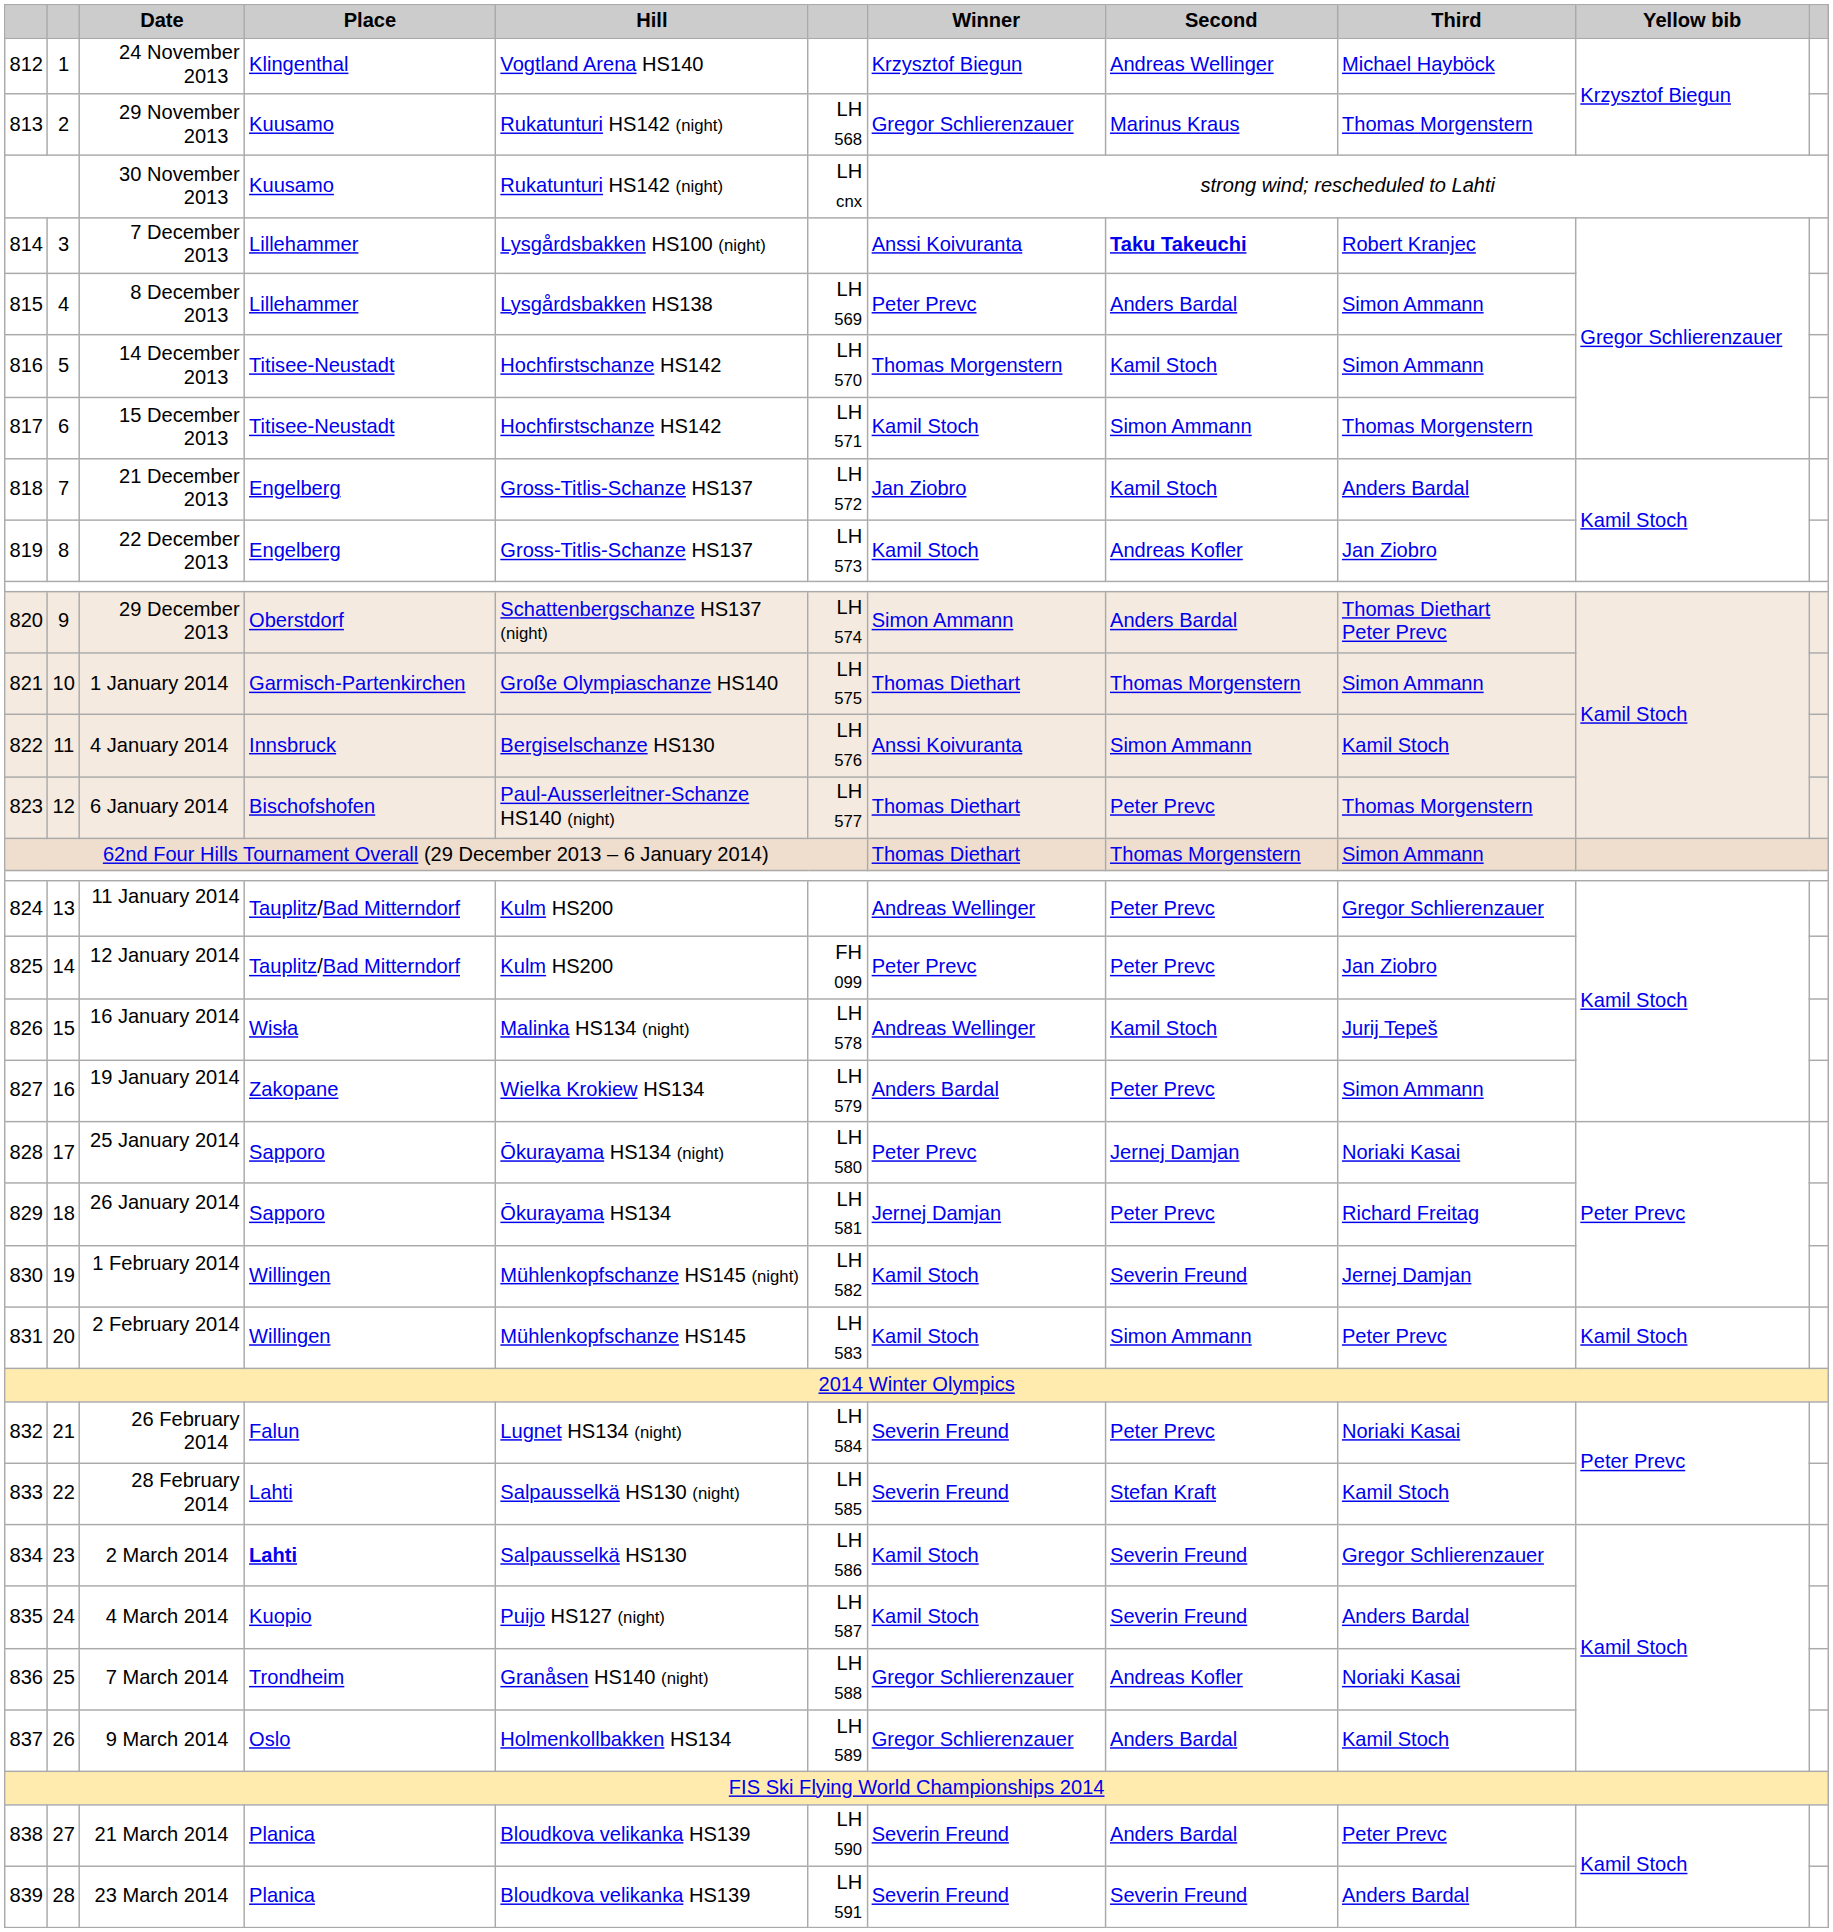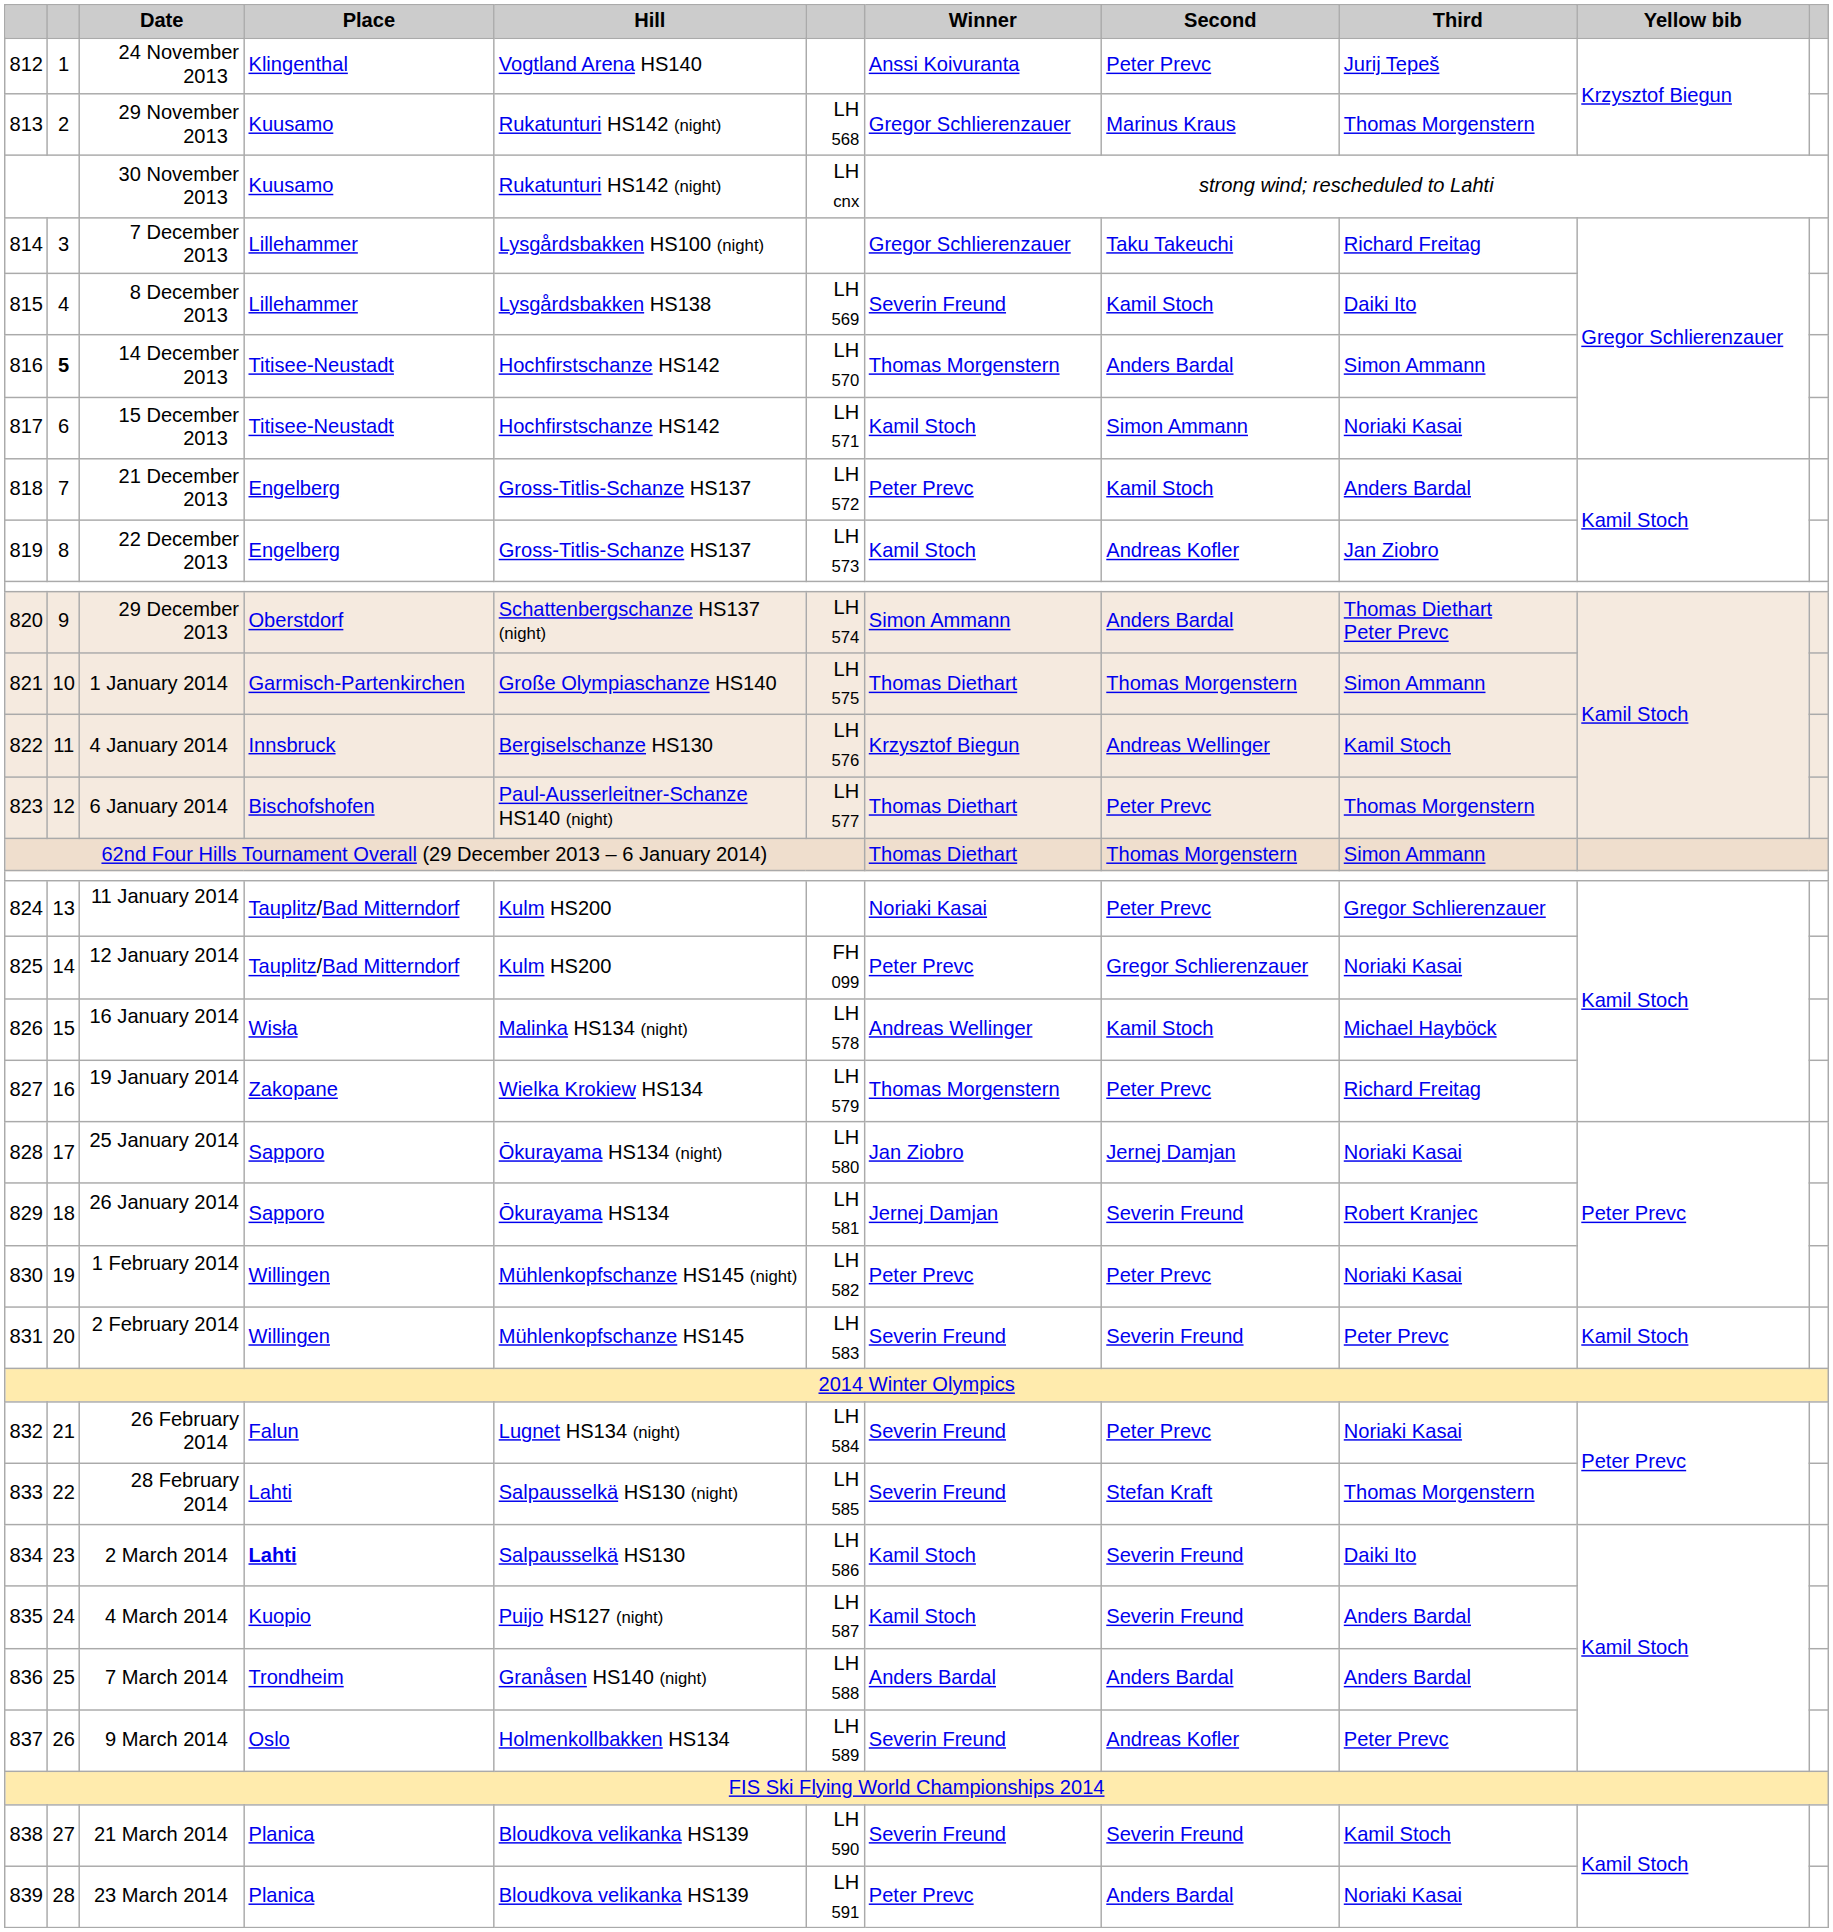(947, 65) Krzysztof Biegun -> (944, 65) Anssi Koivuranta
(1192, 65) Andreas Wellinger -> (1159, 65) Peter Prevc
(1418, 65) Michael Hayböck -> (1392, 65) Jurij Tepeš
(947, 244) Anssi Koivuranta -> (970, 244) Gregor Schlierenzauer
(1178, 244) bold -> (1170, 244) normal
(1409, 244) Robert Kranjec -> (1412, 244) Richard Freitag
(924, 303) Peter Prevc -> (937, 303) Severin Freund
(1174, 303) Anders Bardal -> (1160, 303) Kamil Stoch
(1413, 303) Simon Ammann -> (1380, 303) Daiki Ito
(64, 365) normal -> (64, 365) bold
(1164, 365) Kamil Stoch -> (1170, 365) Anders Bardal
(1437, 427) Thomas Morgenstern -> (1403, 427) Noriaki Kasai
(919, 488) Jan Ziobro -> (921, 488) Peter Prevc
(947, 745) Anssi Koivuranta -> (944, 745) Krzysztof Biegun
(1181, 745) Simon Ammann -> (1188, 745) Andreas Wellinger
(953, 907) Andreas Wellinger -> (928, 907) Noriaki Kasai
(1162, 966) Peter Prevc -> (1207, 966) Gregor Schlierenzauer
(1389, 966) Jan Ziobro -> (1403, 966) Noriaki Kasai
(1390, 1028) Jurij Tepeš -> (1420, 1028) Michael Hayböck
(935, 1090) Anders Bardal -> (964, 1090) Thomas Morgenstern
(1413, 1090) Simon Ammann -> (1412, 1090) Richard Freitag
(924, 1151) Peter Prevc -> (916, 1151) Jan Ziobro
(1162, 1213) Peter Prevc -> (1175, 1213) Severin Freund
(1411, 1213) Richard Freitag -> (1411, 1213) Robert Kranjec
(925, 1275) Kamil Stoch -> (921, 1275) Peter Prevc
(1179, 1275) Severin Freund -> (1159, 1275) Peter Prevc
(1407, 1275) Jernej Damjan -> (1403, 1275) Noriaki Kasai
(925, 1337) Kamil Stoch -> (937, 1337) Severin Freund
(1181, 1337) Simon Ammann -> (1175, 1337) Severin Freund
(1396, 1493) Kamil Stoch -> (1439, 1493) Thomas Morgenstern
(1443, 1554) Gregor Schlierenzauer -> (1380, 1554) Daiki Ito
(973, 1678) Gregor Schlierenzauer -> (932, 1678) Anders Bardal
(1176, 1678) Andreas Kofler -> (1170, 1678) Anders Bardal
(1401, 1678) Noriaki Kasai -> (1407, 1678) Anders Bardal
(973, 1740) Gregor Schlierenzauer -> (937, 1740) Severin Freund
(1174, 1740) Anders Bardal -> (1173, 1740) Andreas Kofler
(1396, 1740) Kamil Stoch -> (1396, 1740) Peter Prevc
(1174, 1834) Anders Bardal -> (1175, 1834) Severin Freund
(1394, 1834) Peter Prevc -> (1397, 1834) Kamil Stoch
(940, 1896) Severin Freund -> (921, 1896) Peter Prevc
(1179, 1896) Severin Freund -> (1170, 1896) Anders Bardal
(1406, 1896) Anders Bardal -> (1403, 1896) Noriaki Kasai
